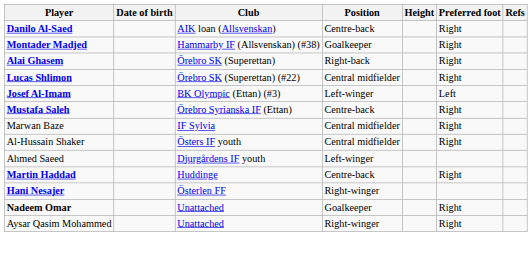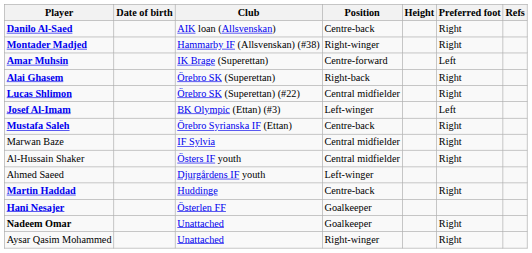(348, 45) Goalkeeper -> (352, 45) Right-winger
+ row: (37, 61)
(352, 191) Right-winger -> (348, 207) Goalkeeper
